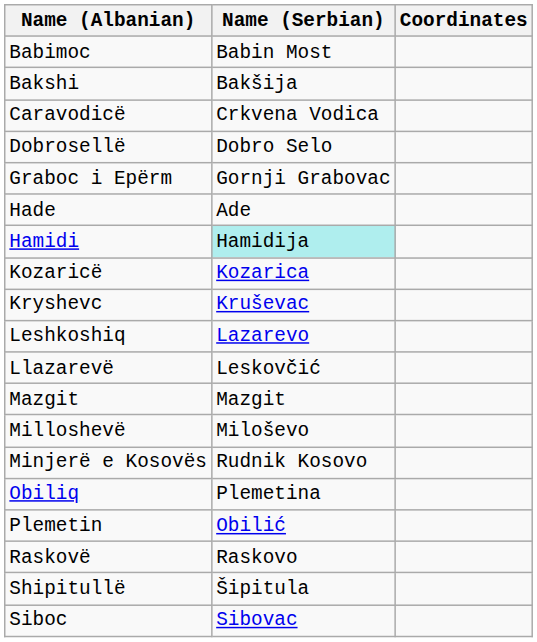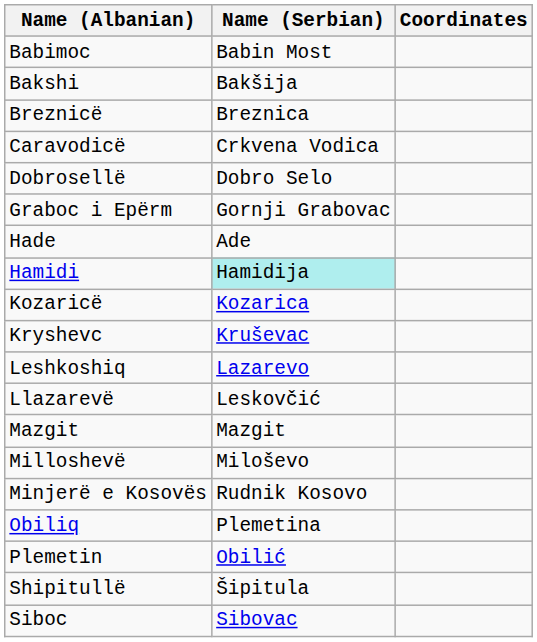+ row: (56, 115)
- row: (50, 557)
